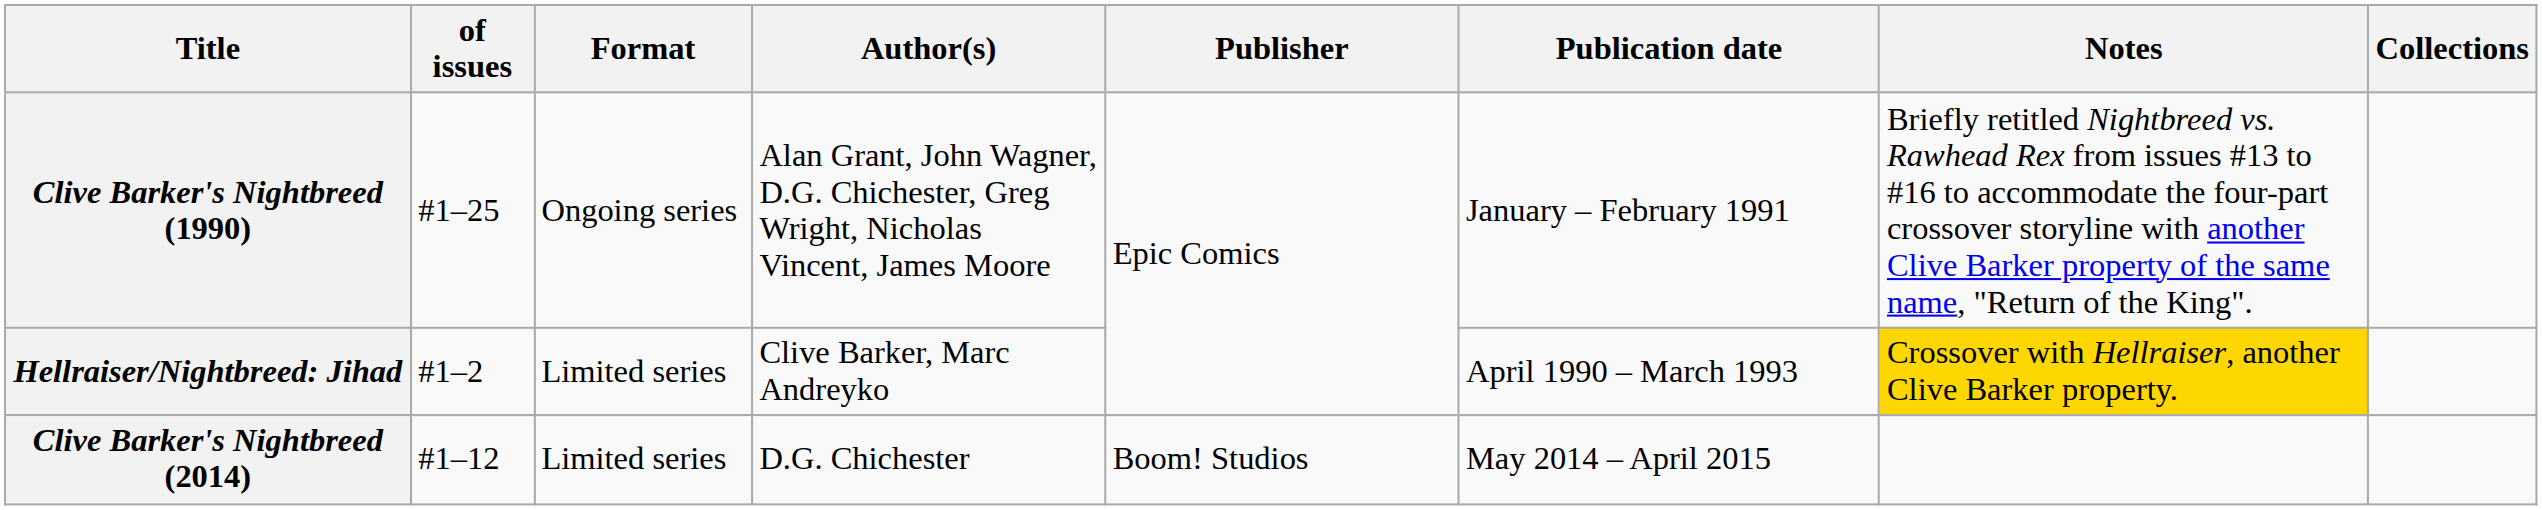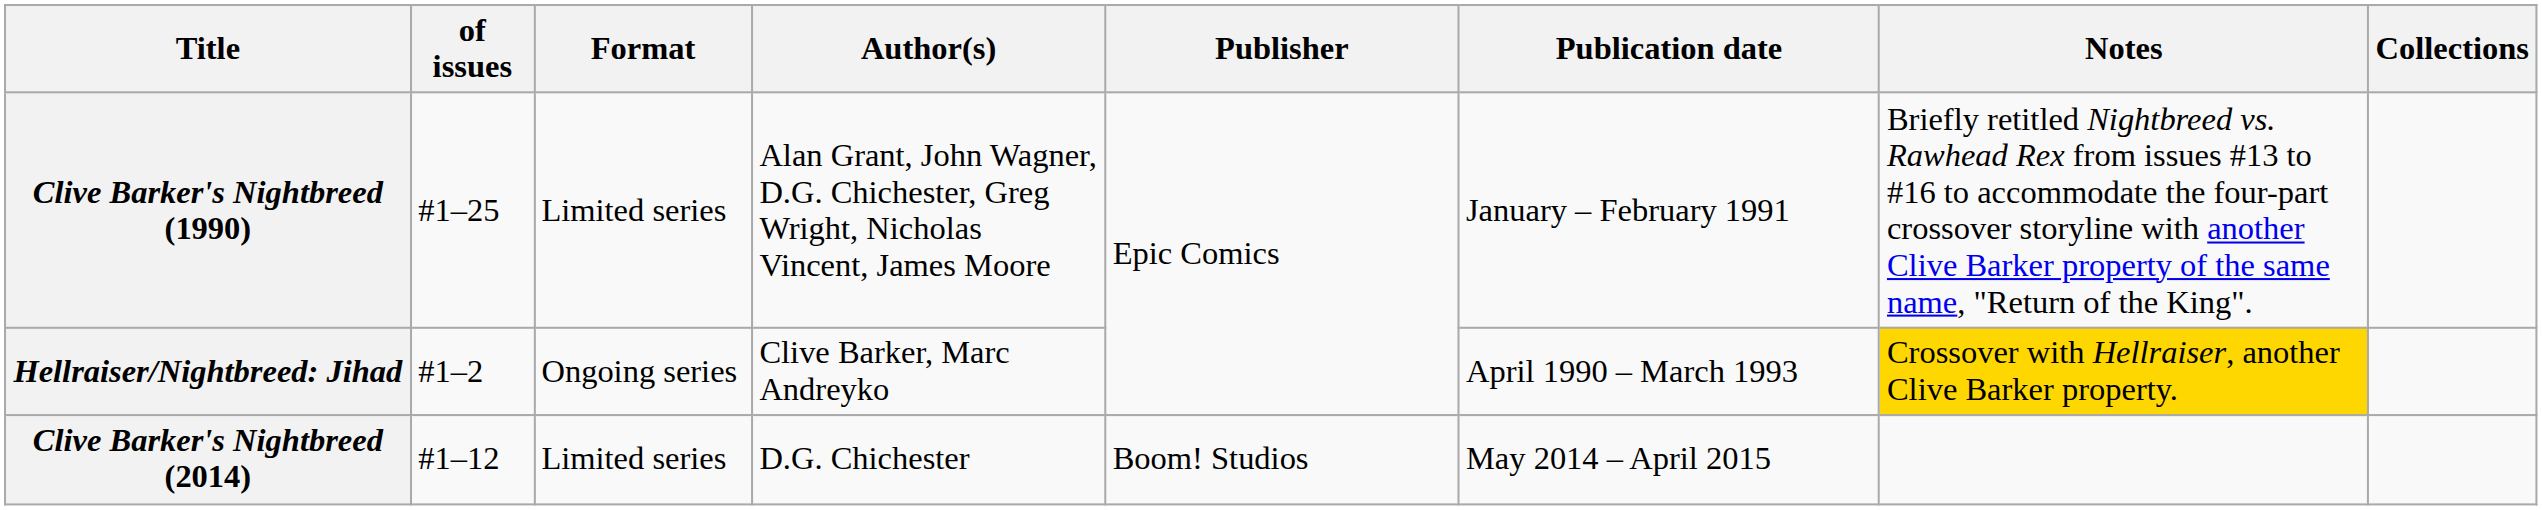(639, 209) Ongoing series -> (634, 209) Limited series
(634, 370) Limited series -> (639, 370) Ongoing series
